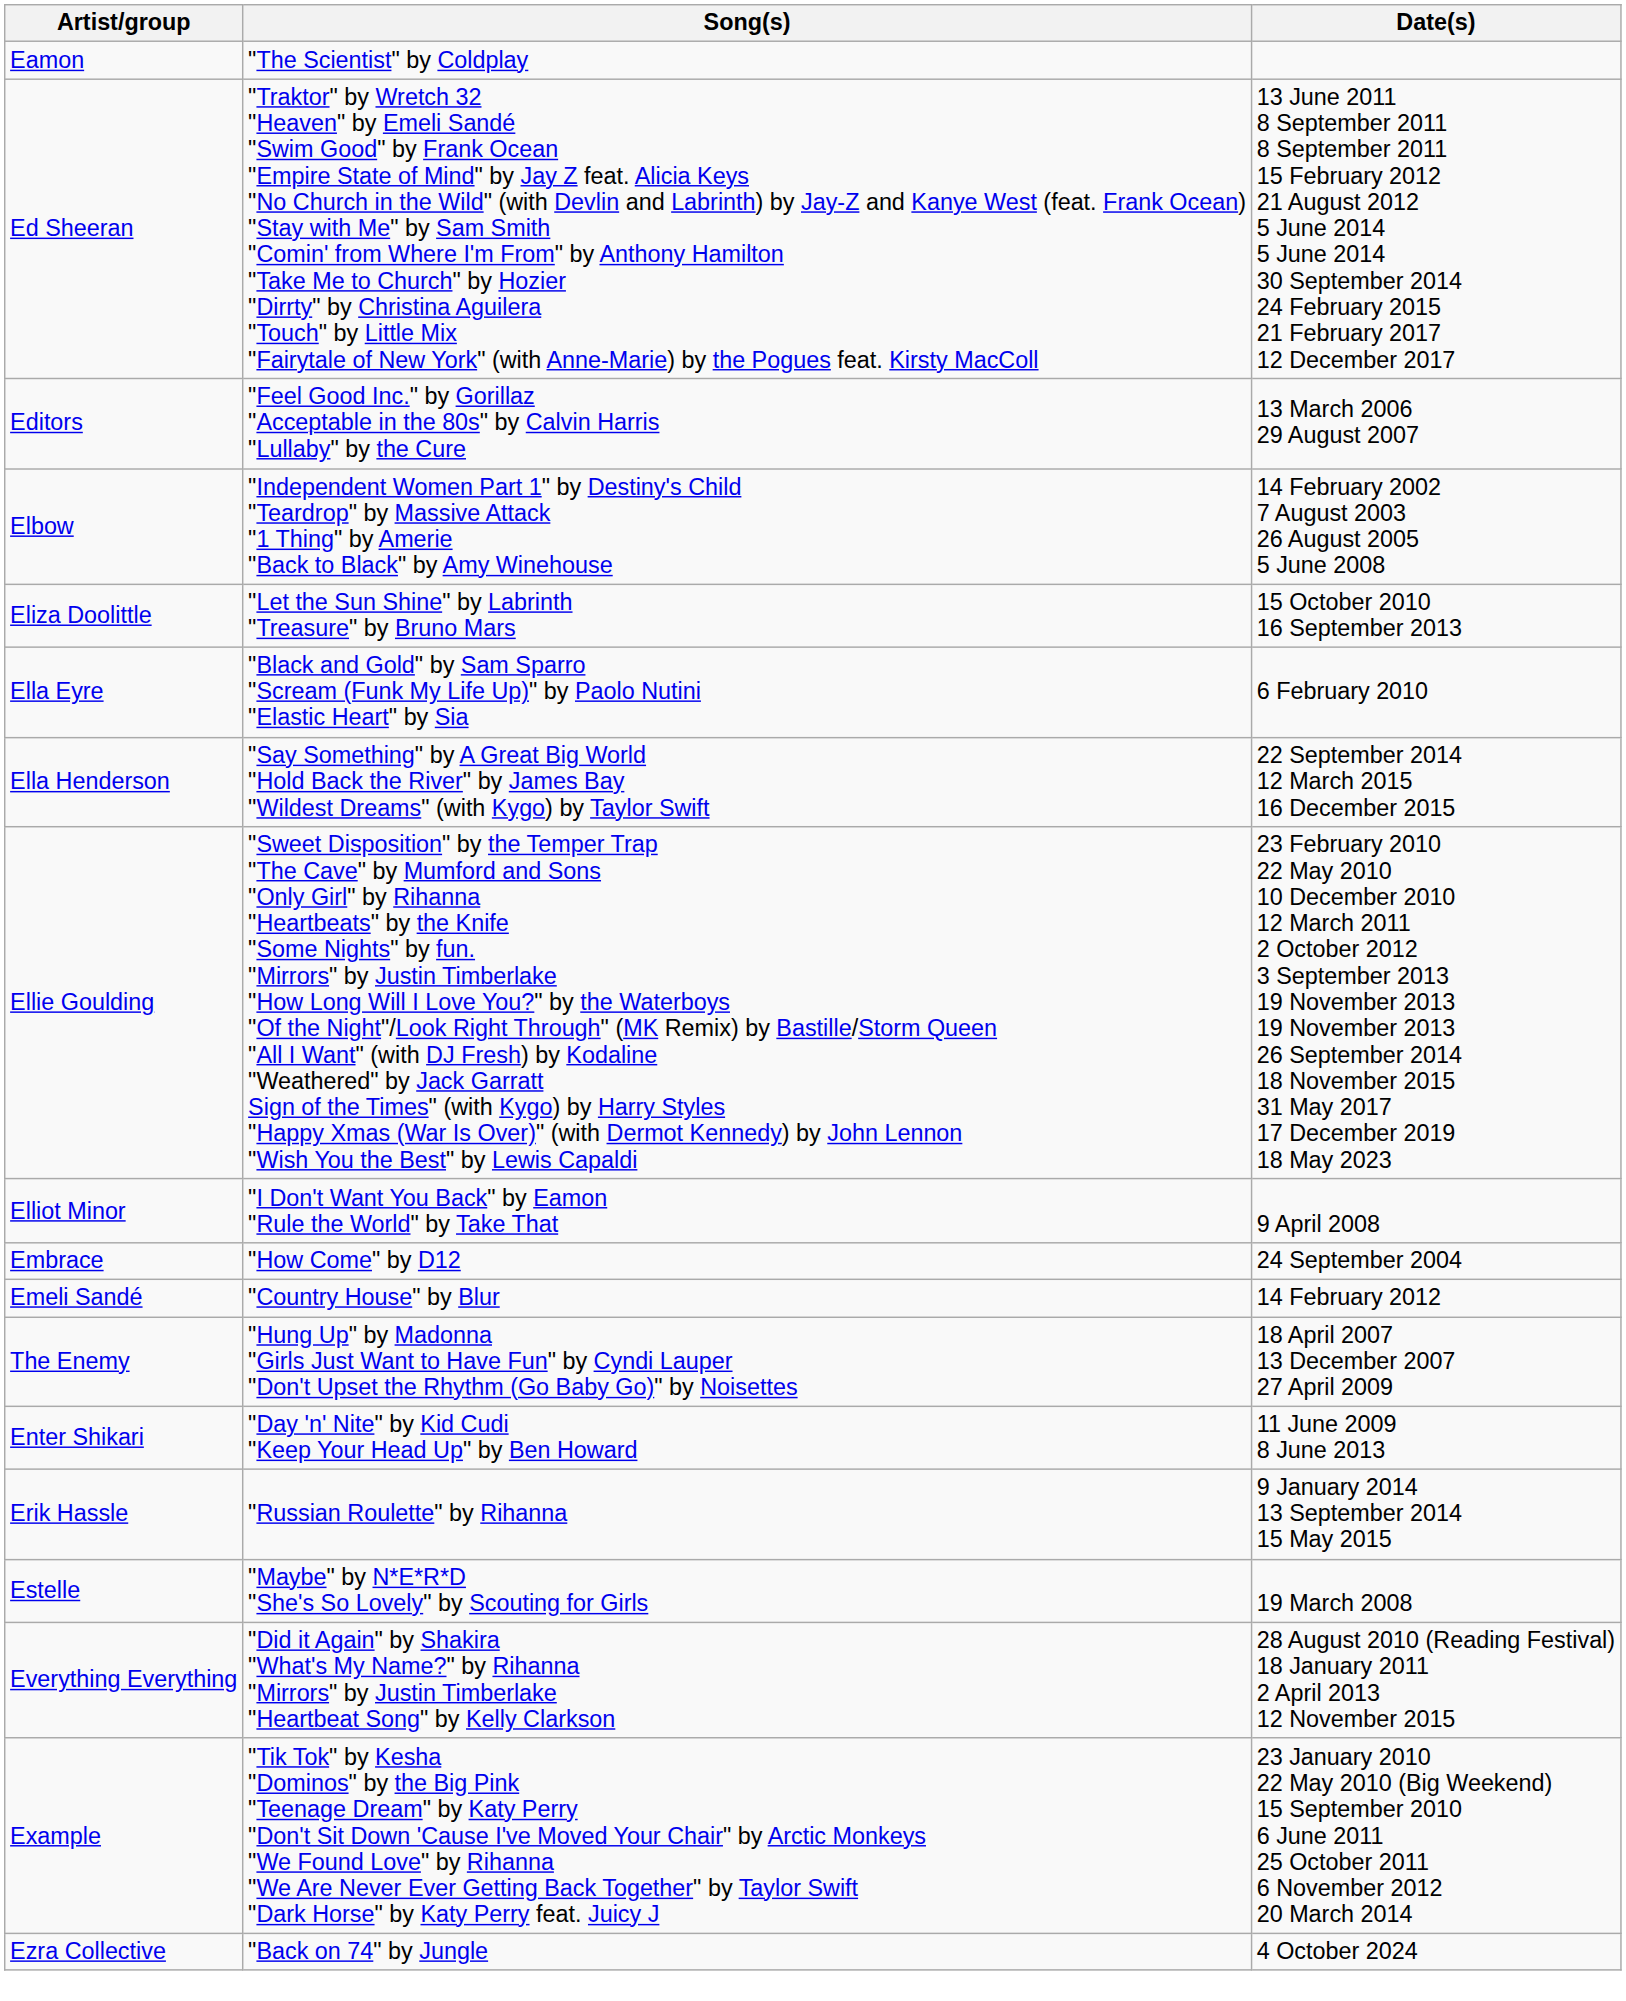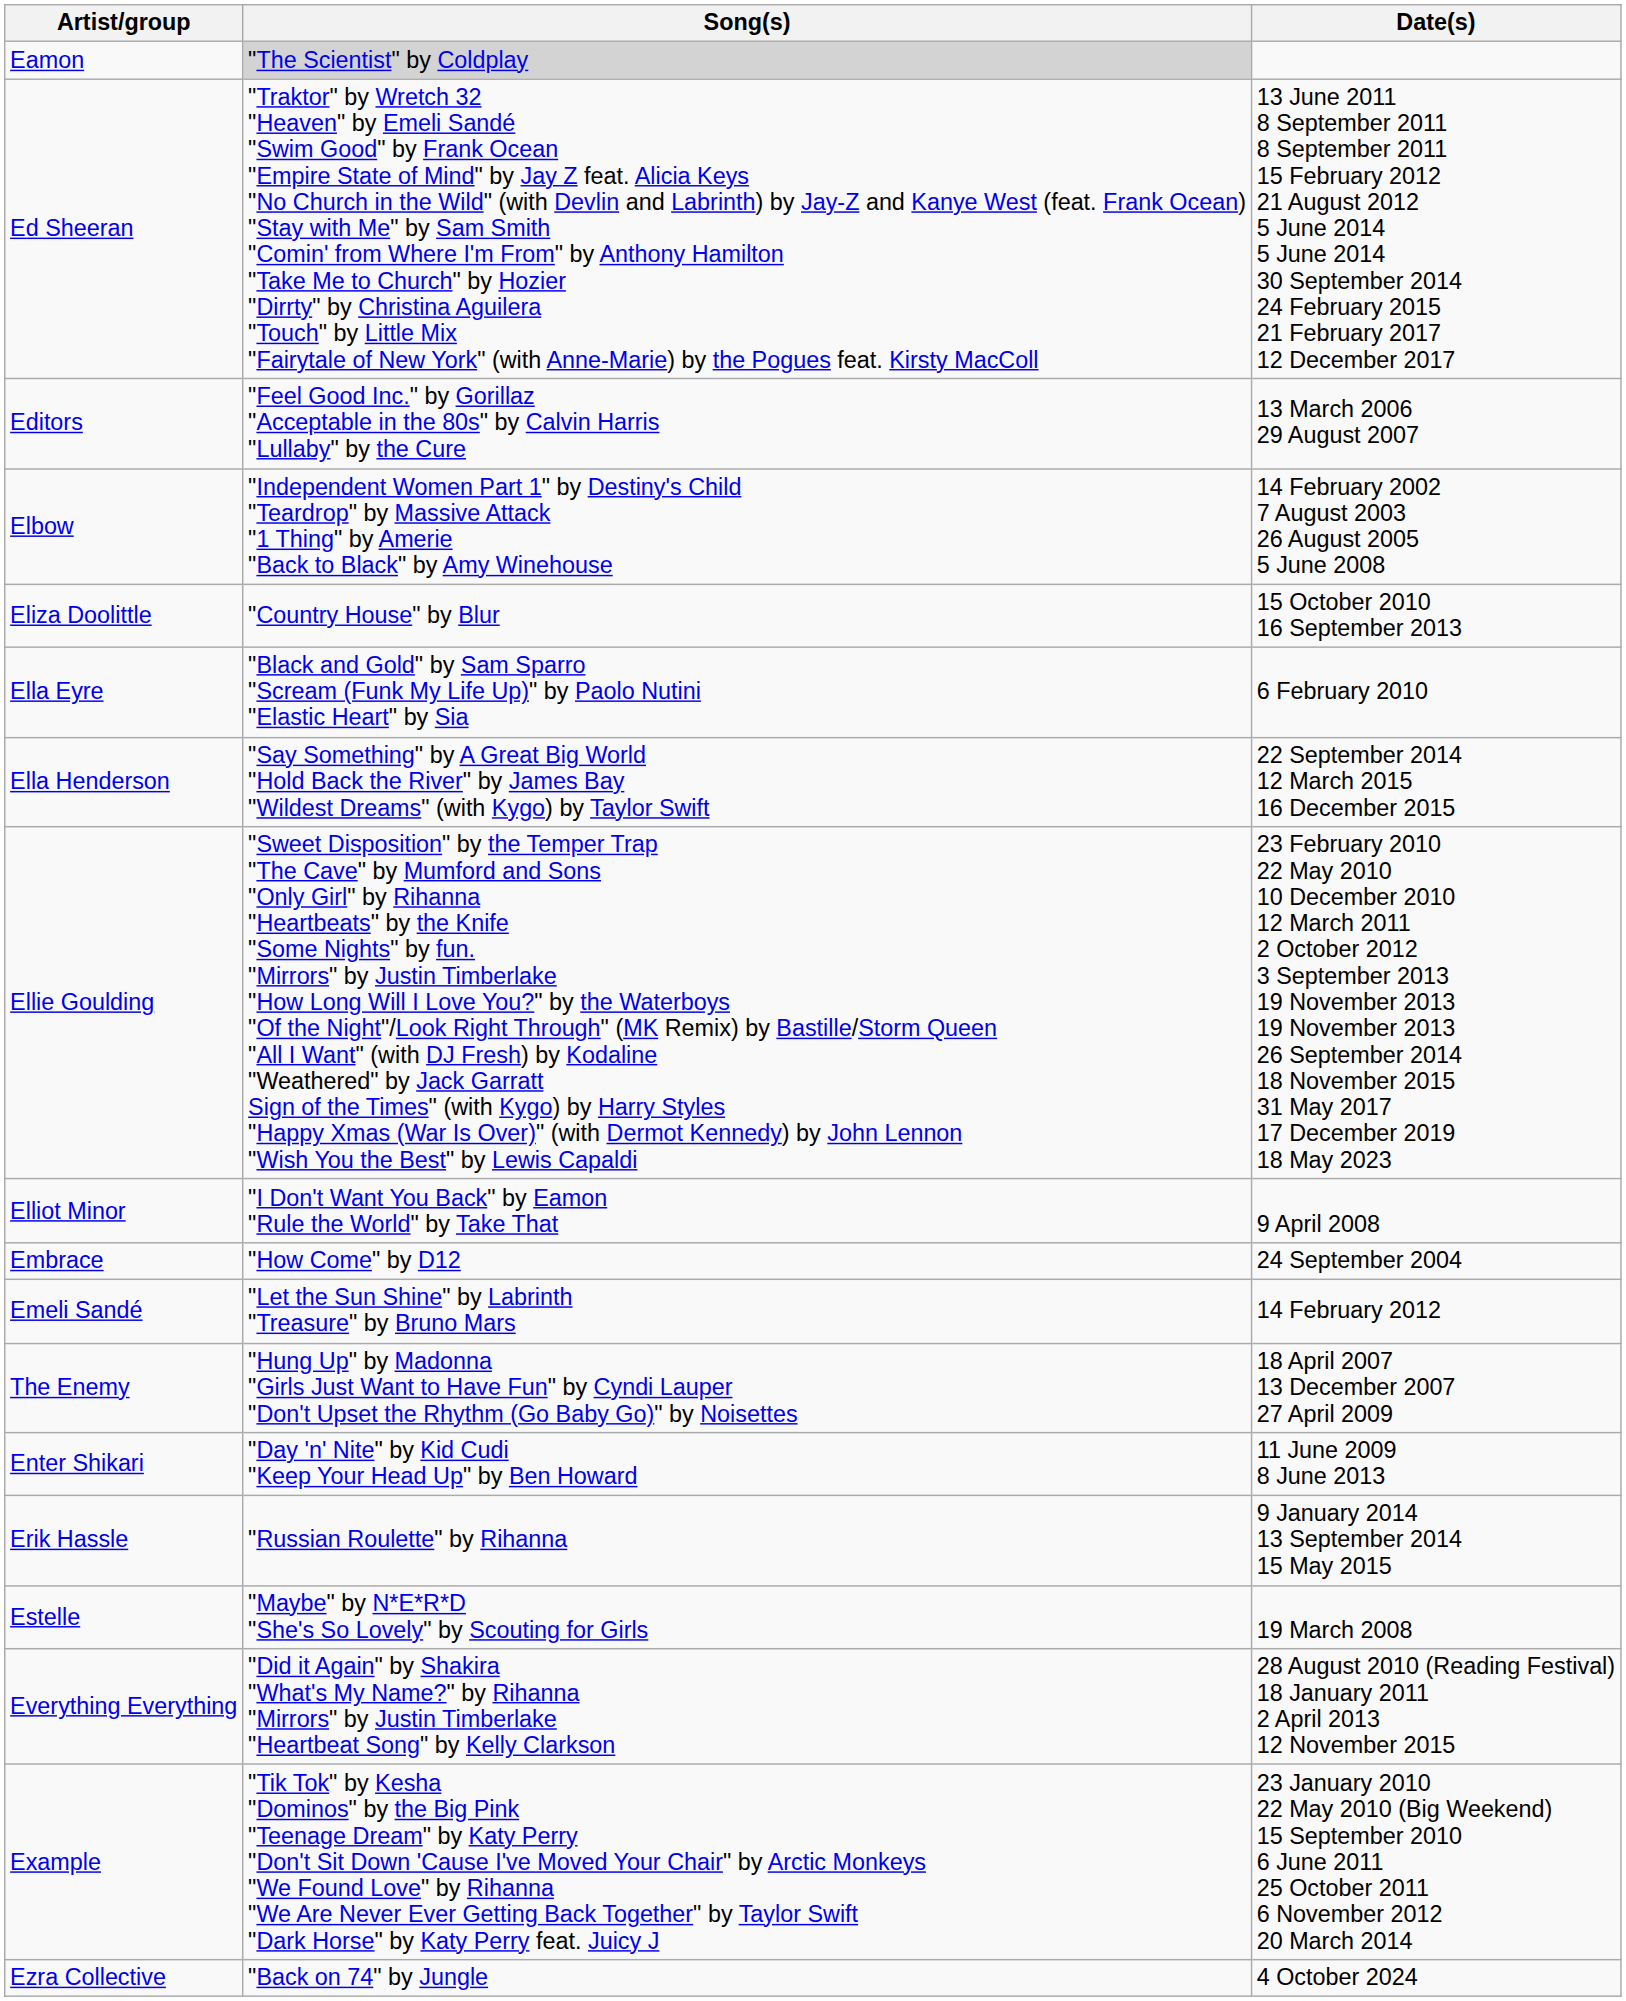(388, 60) no background -> (388, 60) lightgrey background
(410, 615) "Let the Sun Shine" by Labrinth "Treasure" by Bruno Mars -> (374, 615) "Country House" by Blur
(374, 1297) "Country House" by Blur -> (410, 1310) "Let the Sun Shine" by Labrinth "Treasure" by Bruno Mars
